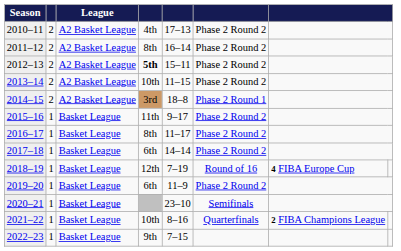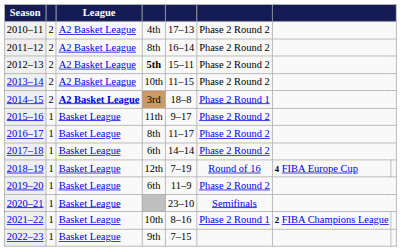(97, 99) normal -> (99, 99) bold
(231, 220) Quarterfinals -> (234, 220) Phase 2 Round 1
